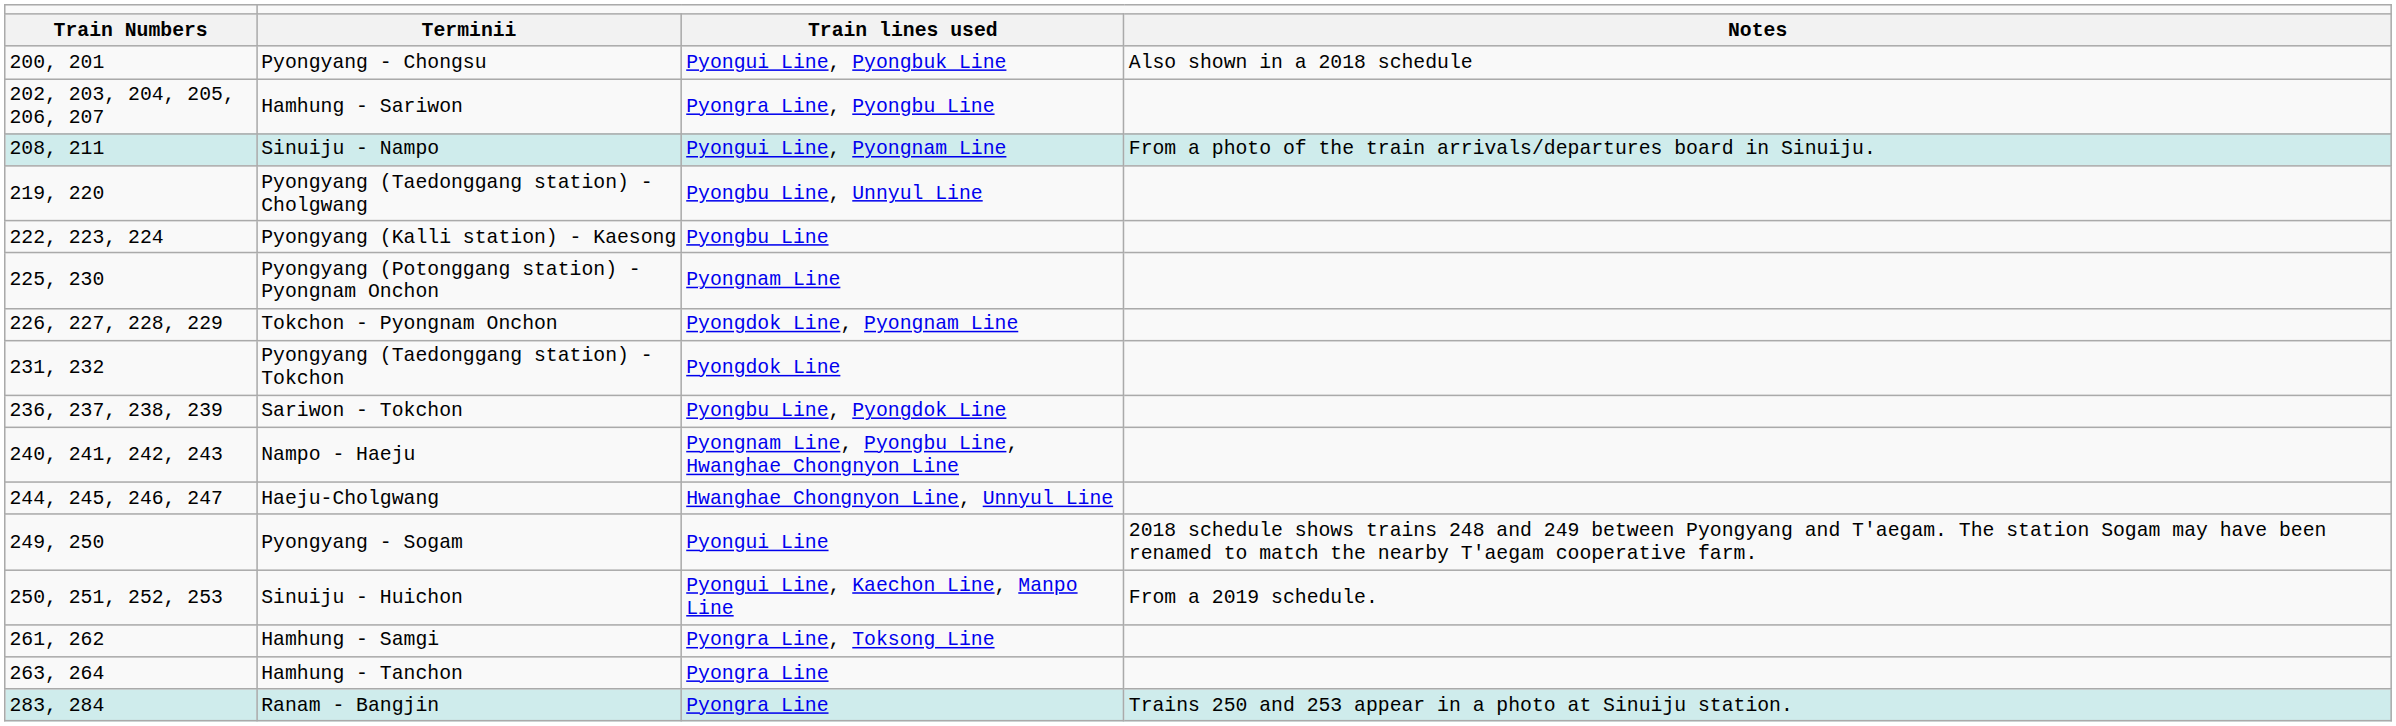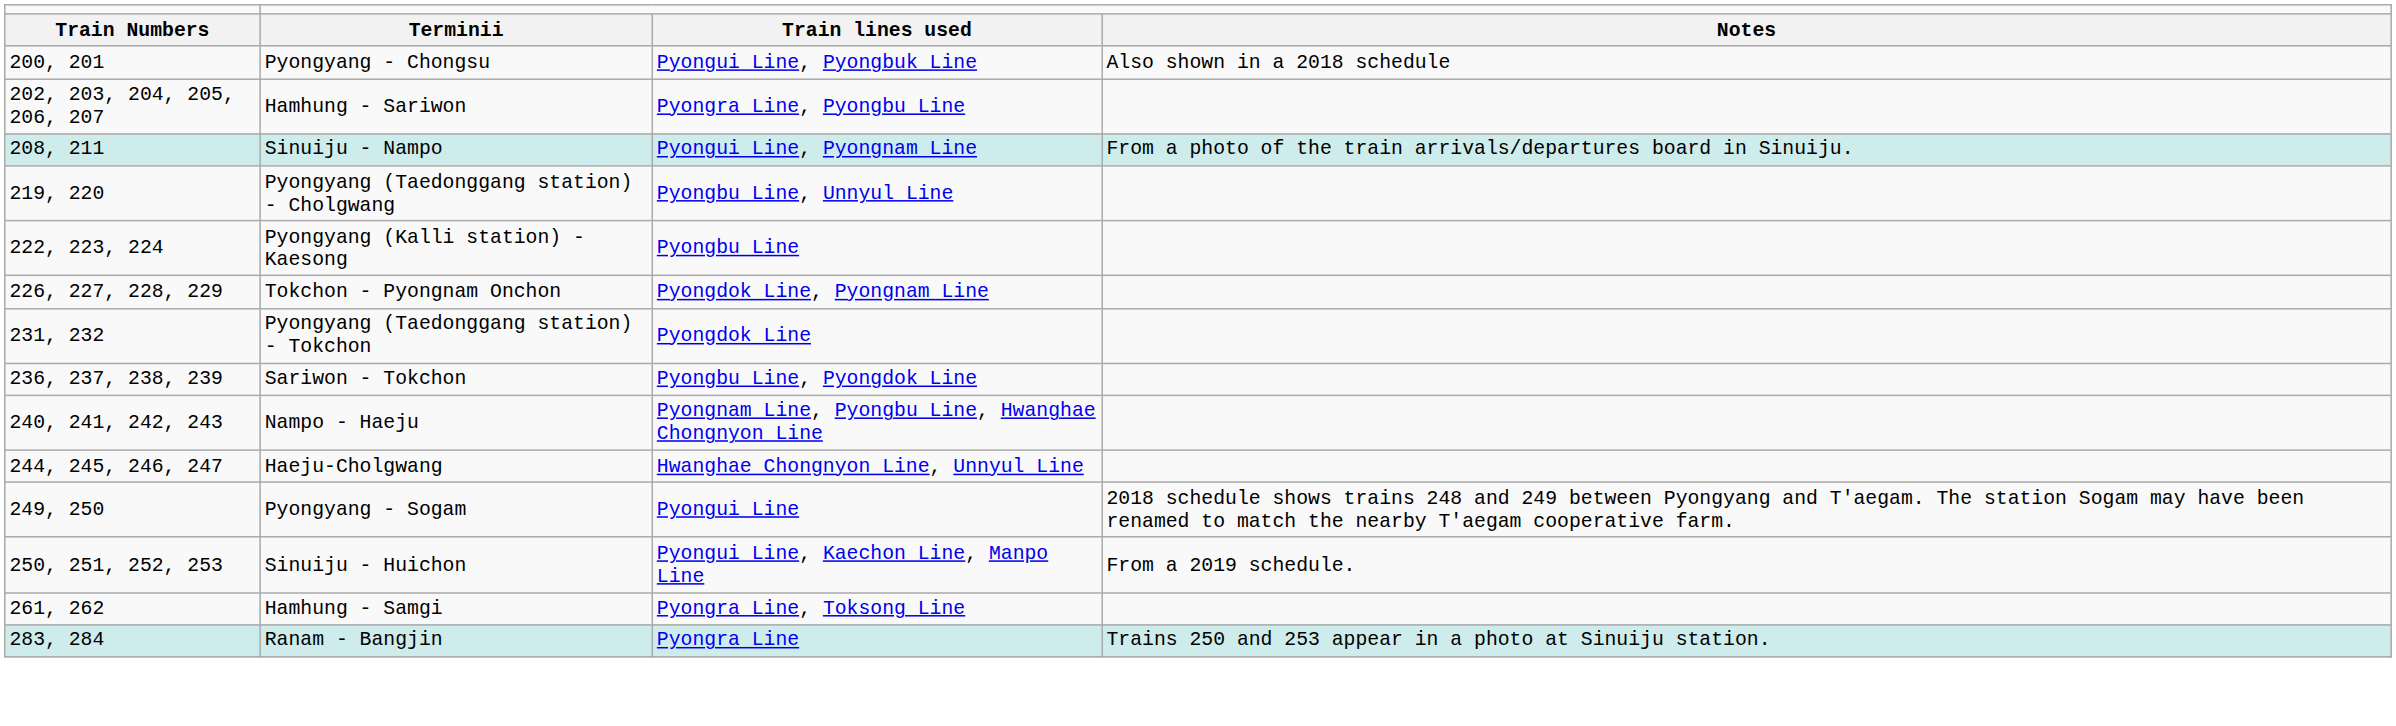- row: (451, 280)
- row: (362, 673)
